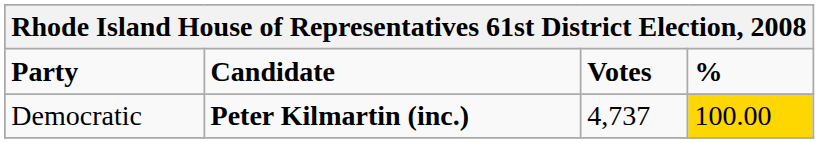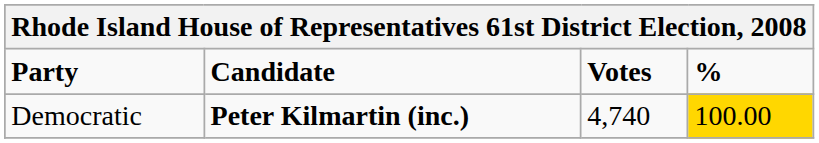(619, 115) 4,737 -> (619, 115) 4,740
